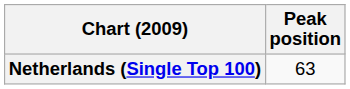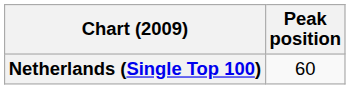(305, 68) 63 -> (305, 68) 60
